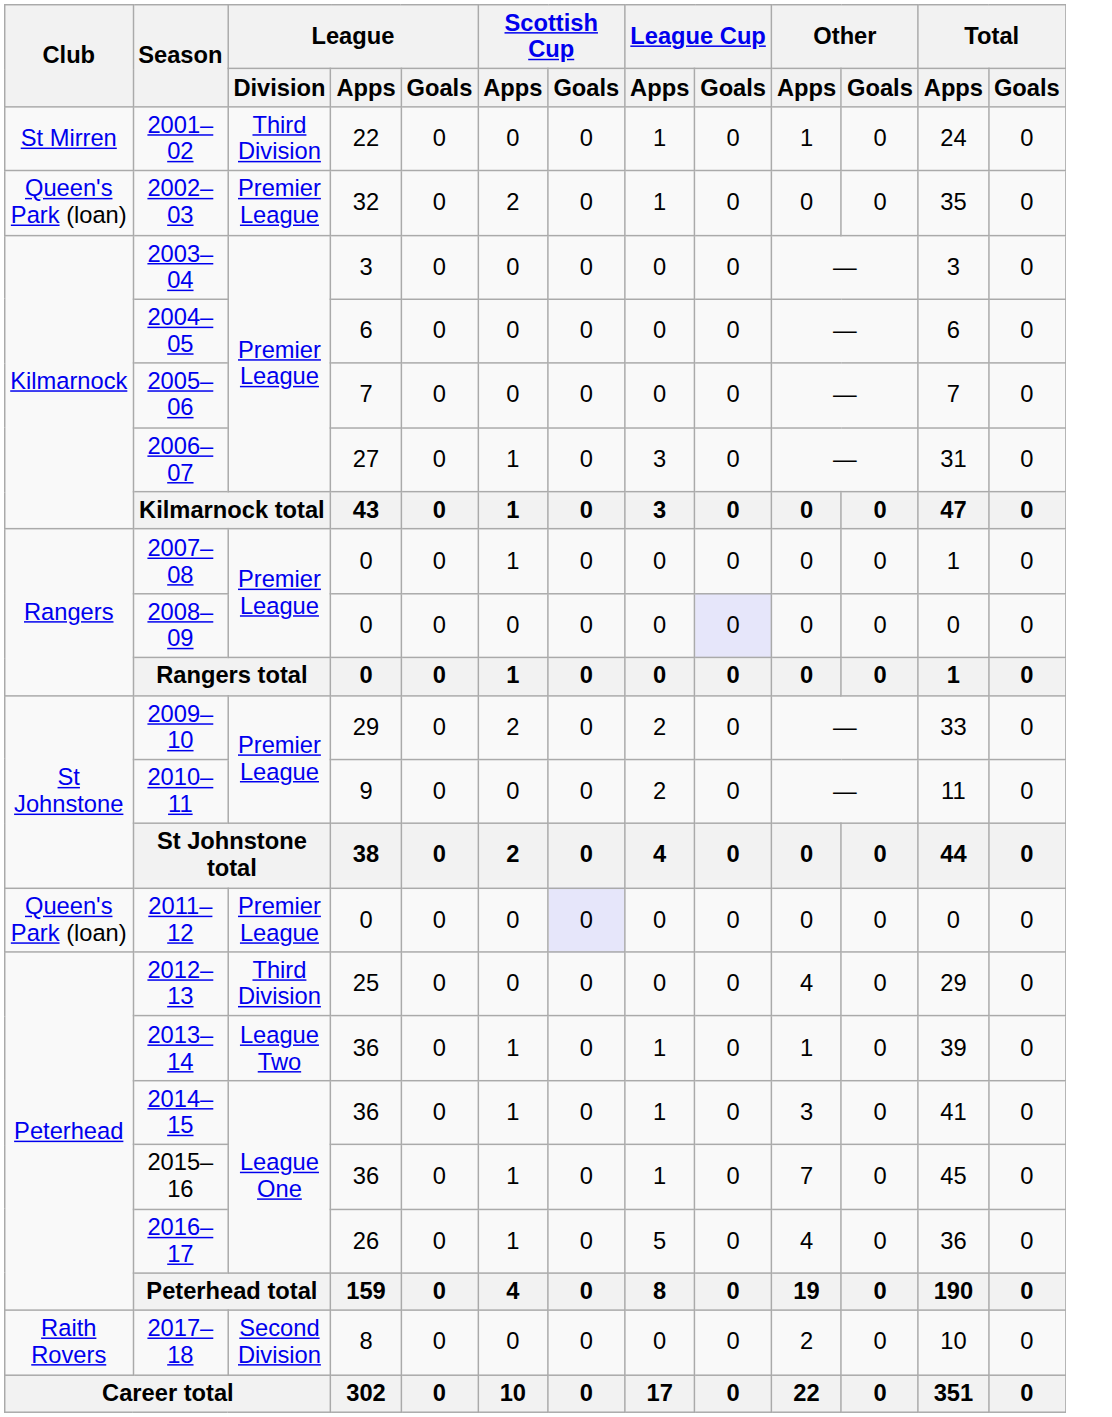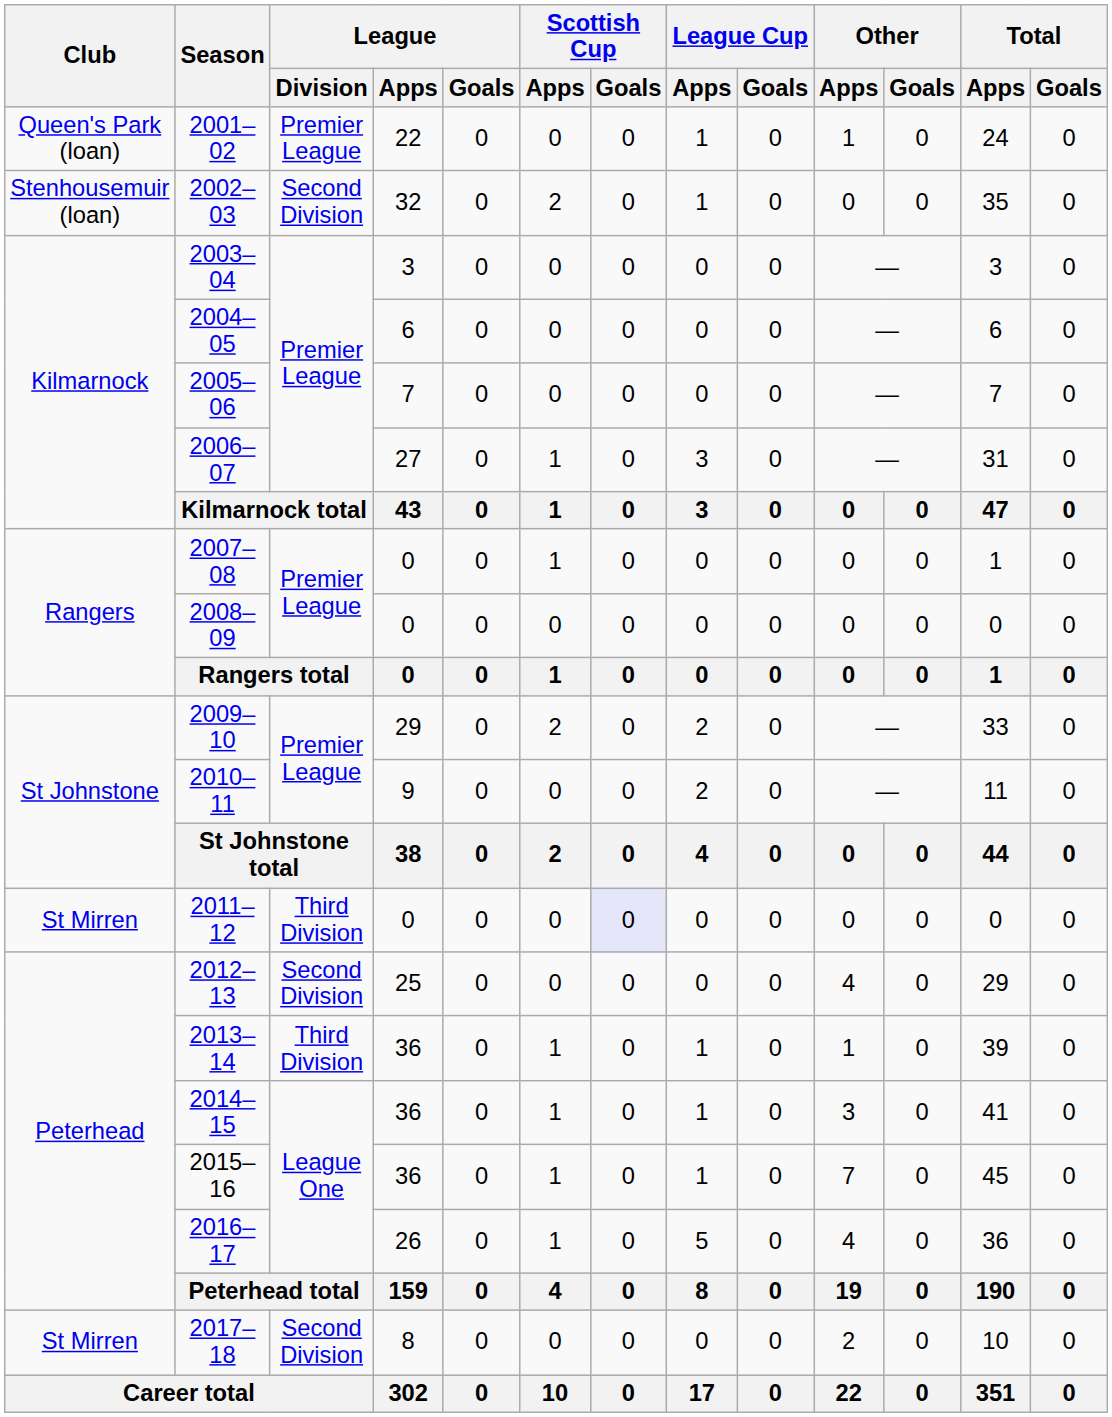(69, 138) St Mirren -> (90, 138) Queen's Park (loan)
(279, 138) Third Division -> (322, 138) Premier League
(69, 202) Queen's Park (loan) -> (90, 202) Stenhousemuir (loan)
(279, 202) Premier League -> (322, 202) Second Division
(733, 625) lavender background -> (775, 625) no background
(69, 919) Queen's Park (loan) -> (90, 919) St Mirren
(279, 919) Premier League -> (322, 919) Third Division
(279, 983) Third Division -> (322, 983) Second Division
(279, 1047) League Two -> (322, 1047) Third Division
(69, 1342) Raith Rovers -> (90, 1342) St Mirren
